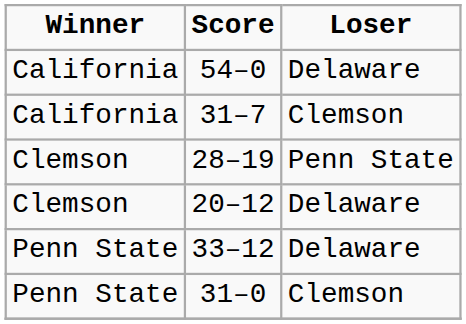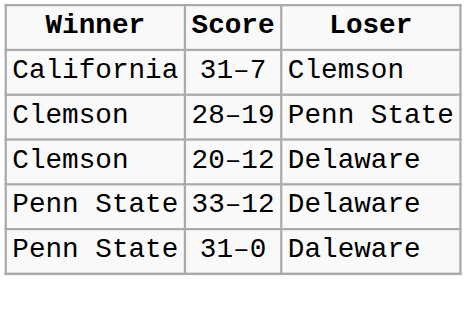- row: (233, 72)
(346, 295) Clemson -> (354, 251) Daleware
